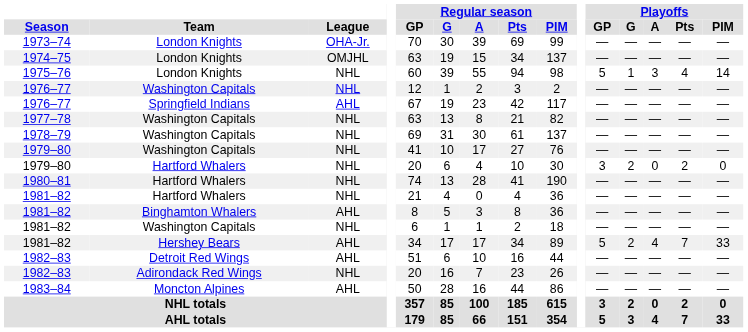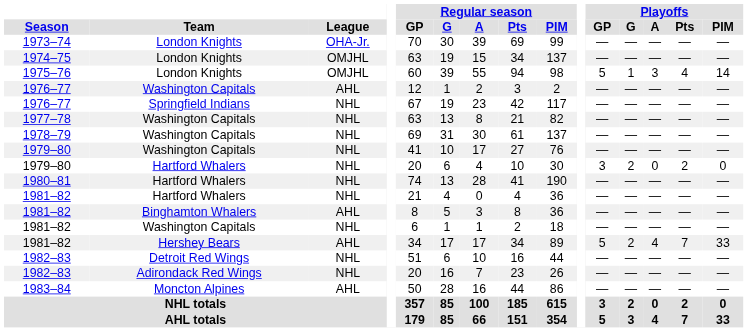(348, 73) NHL -> (348, 73) OMJHL
(348, 88) NHL -> (348, 88) AHL
(348, 104) AHL -> (348, 104) NHL
(348, 258) AHL -> (348, 258) NHL
